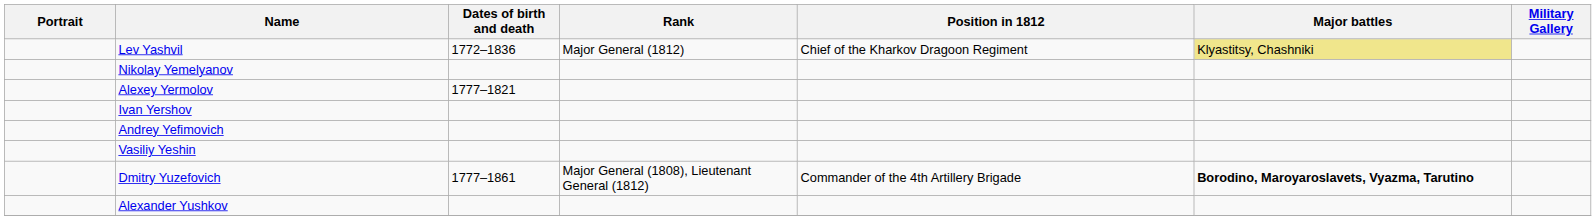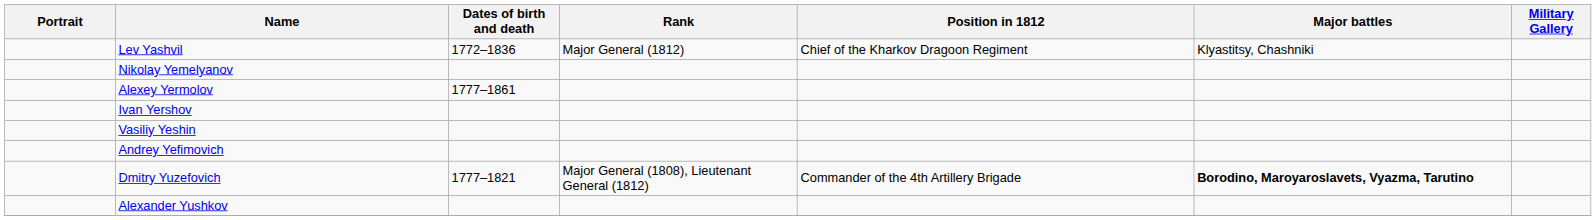(1255, 49) khaki background -> (1255, 49) no background
(484, 89) 1777–1821 -> (484, 89) 1777–1861
rows swapped: (171, 130) <-> (157, 150)
(484, 178) 1777–1861 -> (484, 178) 1777–1821
